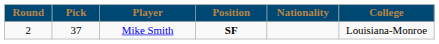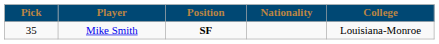- column: (28, 13)
(76, 30) 37 -> (31, 30) 35
